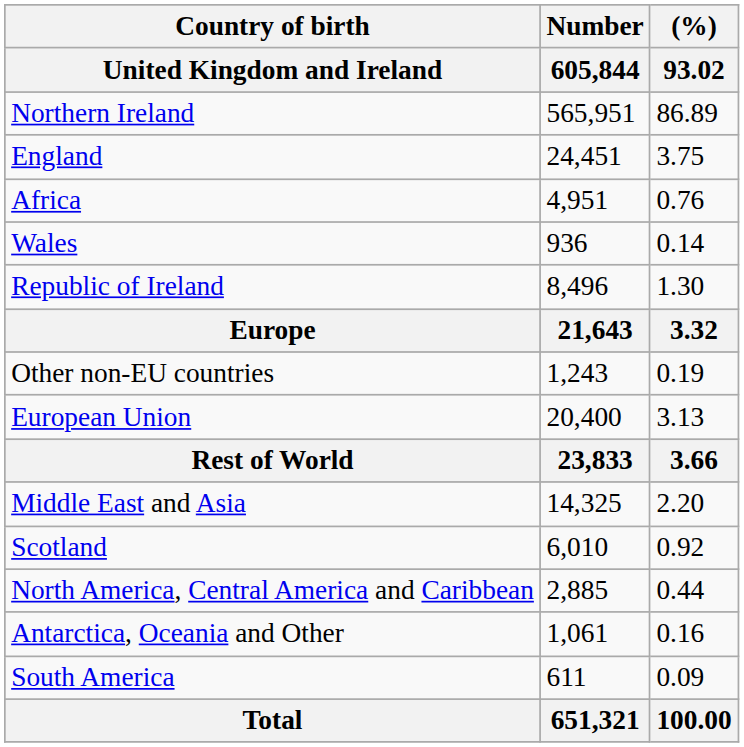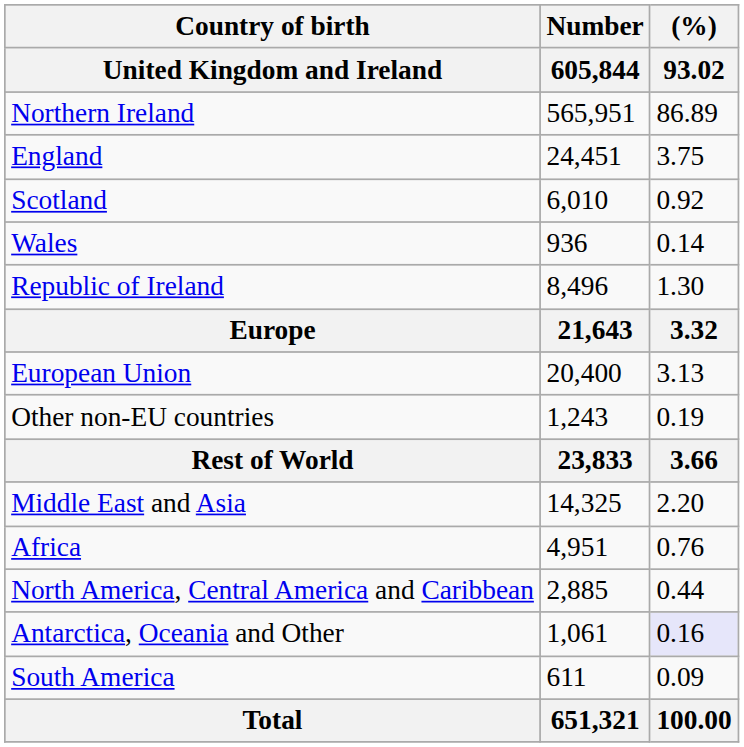rows swapped: (59, 546) <-> (46, 199)
rows swapped: (101, 416) <-> (143, 373)
(680, 633) no background -> (680, 633) lavender background
